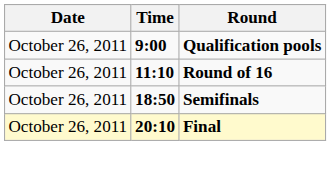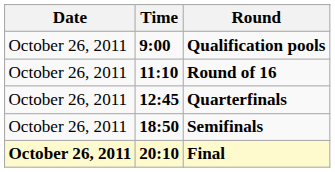+ row: (237, 99)
(68, 126) normal -> (70, 153) bold
